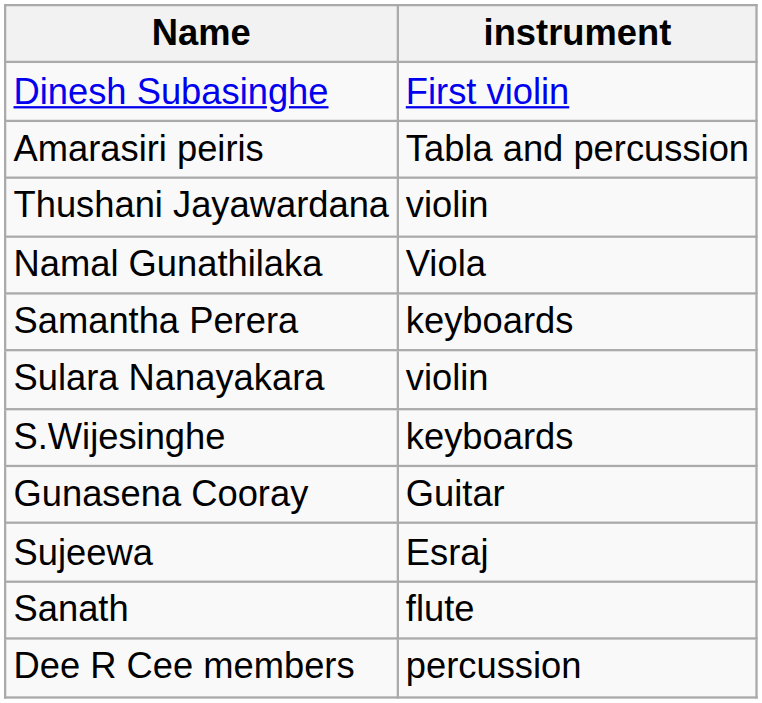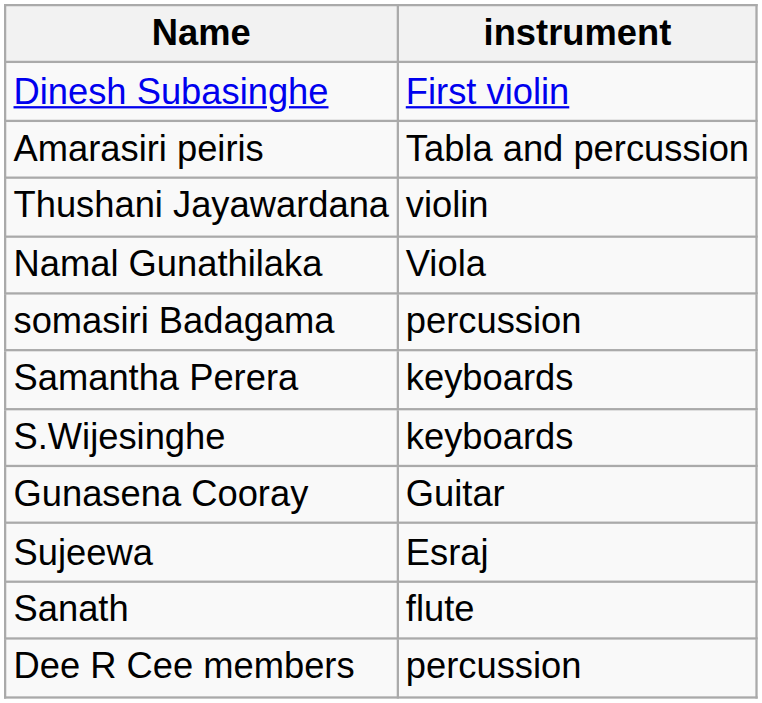+ row: (174, 321)
- row: (169, 378)
